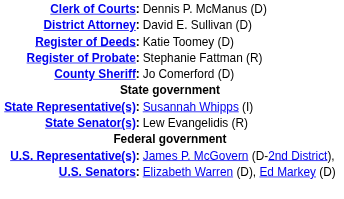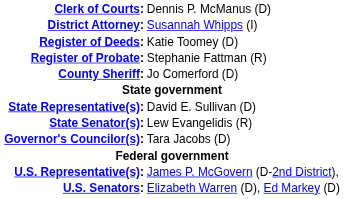(197, 25) David E. Sullivan (D) -> (202, 25) Susannah Whipps (I)
(198, 107) Susannah Whipps (I) -> (201, 107) David E. Sullivan (D)
+ row: (74, 139)
